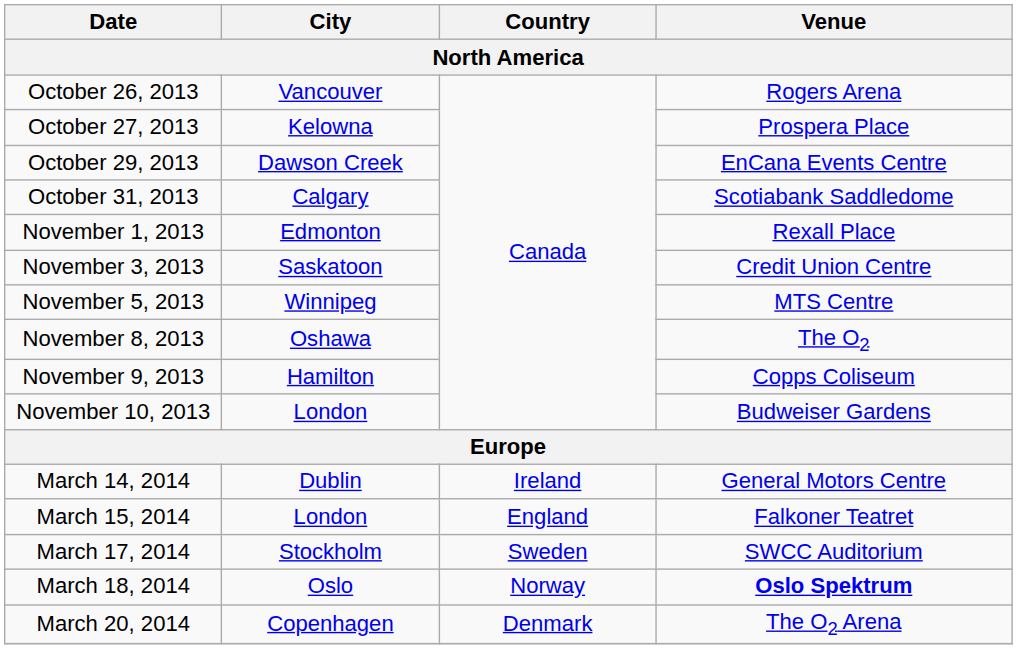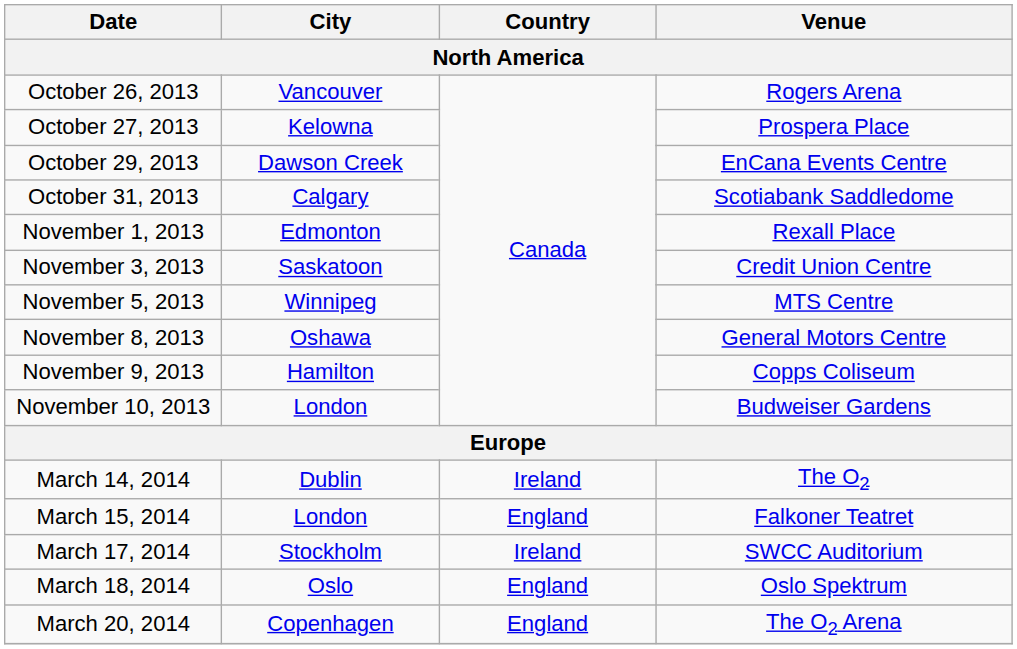(834, 340) The O2 -> (834, 337) General Motors Centre
(834, 481) General Motors Centre -> (834, 480) The O2
(548, 551) Sweden -> (548, 551) Ireland
(548, 586) Norway -> (548, 586) England
(834, 586) bold -> (834, 586) normal
(548, 623) Denmark -> (548, 623) England
